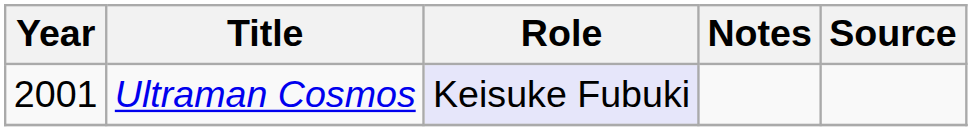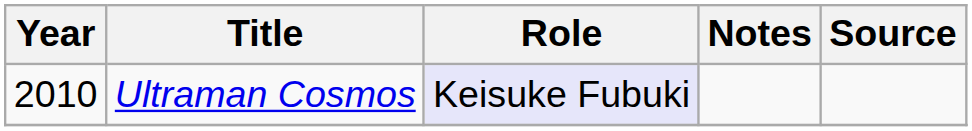(56, 93) 2001 -> (56, 93) 2010
